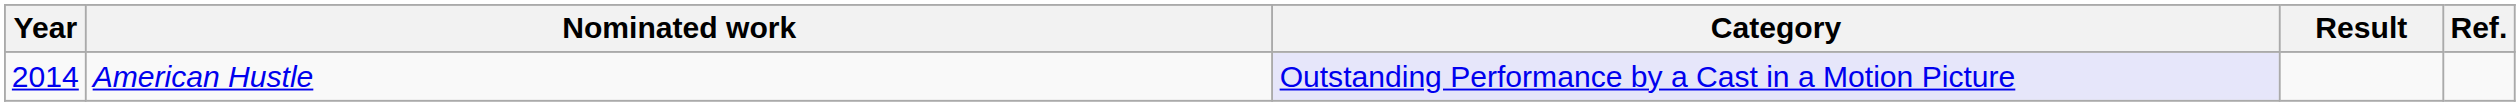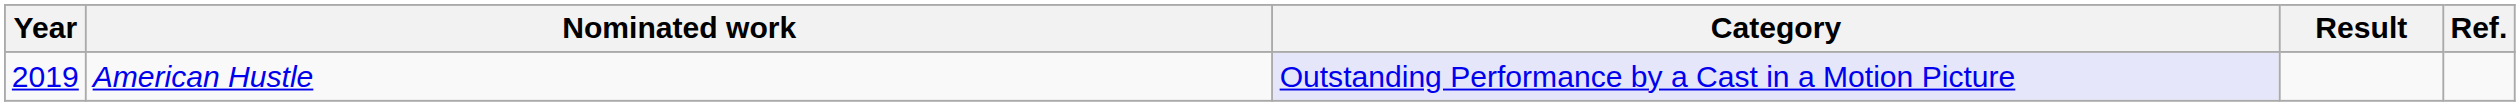(45, 76) 2014 -> (45, 76) 2019
